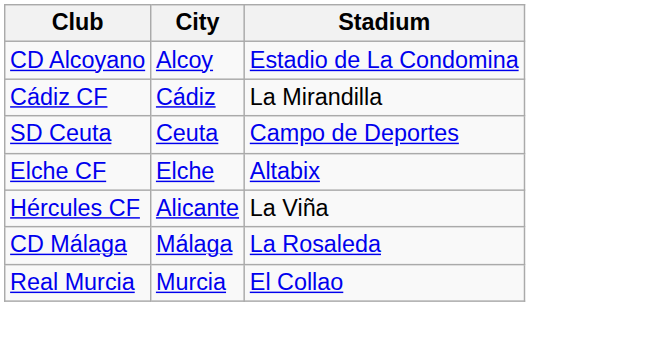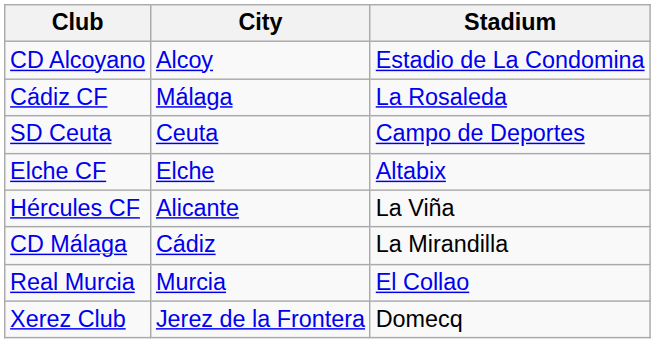(186, 97) Cádiz -> (194, 97) Málaga
(316, 97) La Mirandilla -> (441, 97) La Rosaleda
(194, 245) Málaga -> (186, 245) Cádiz
(315, 245) La Rosaleda -> (442, 245) La Mirandilla
+ row: (68, 319)
